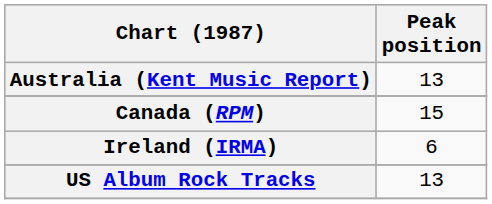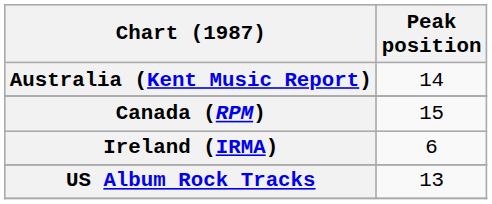(432, 80) 13 -> (432, 80) 14
